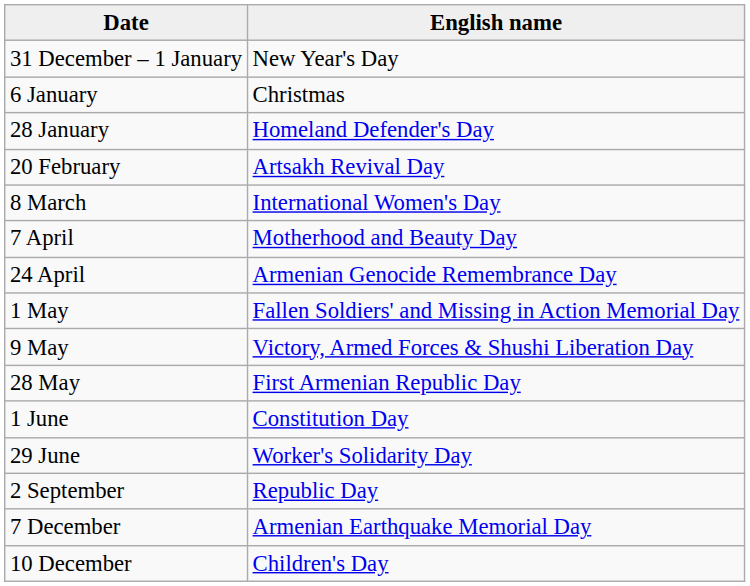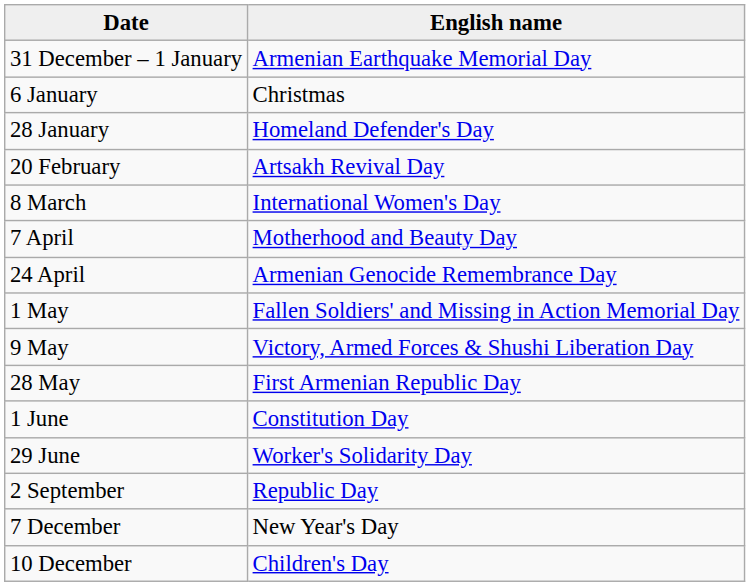(326, 58) New Year's Day -> (422, 58) Armenian Earthquake Memorial Day
(422, 526) Armenian Earthquake Memorial Day -> (326, 526) New Year's Day
